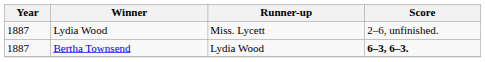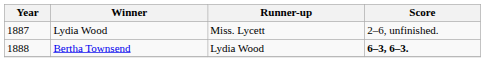(18, 48) 1887 -> (18, 48) 1888
